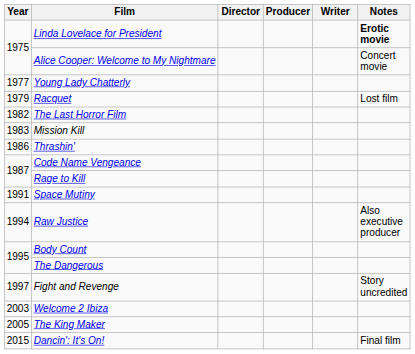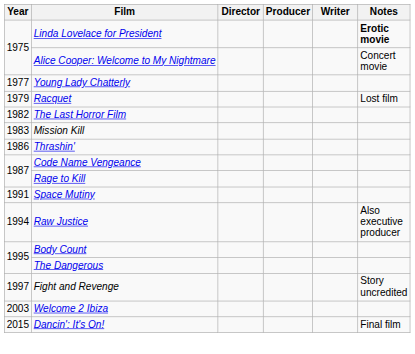- row: (69, 324)
